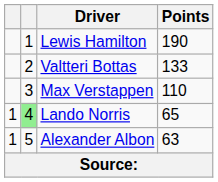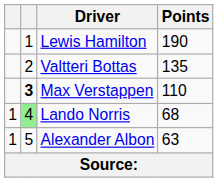(175, 66) 133 -> (175, 66) 135
(29, 90) normal -> (29, 90) bold
(170, 115) 65 -> (170, 115) 68
